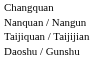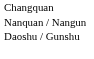- row: (47, 37)
